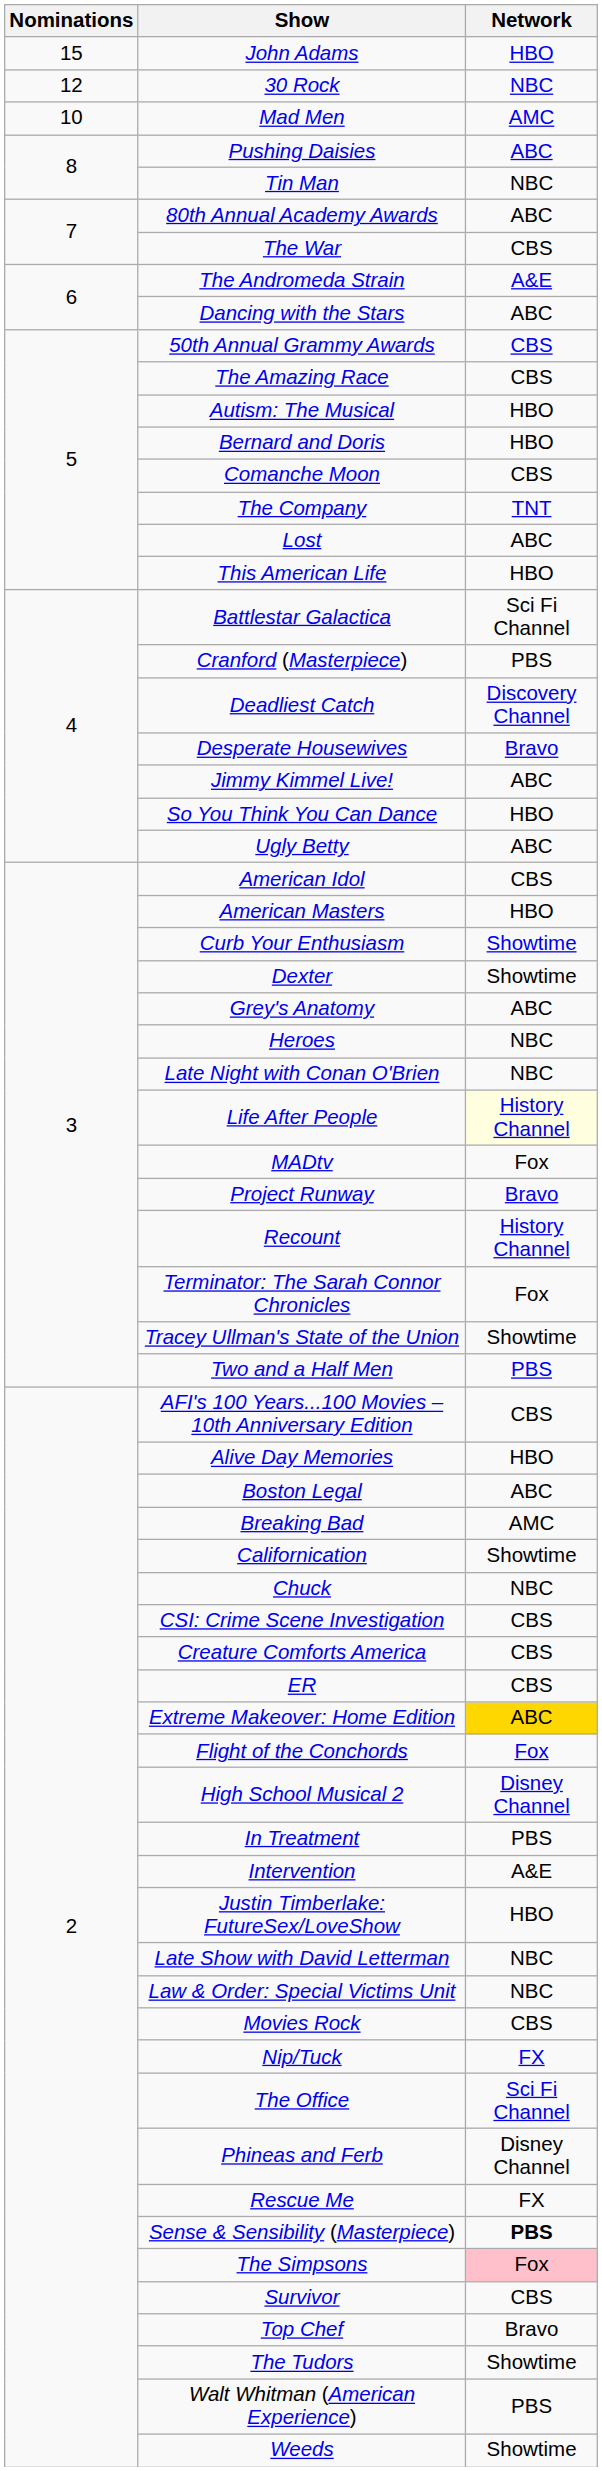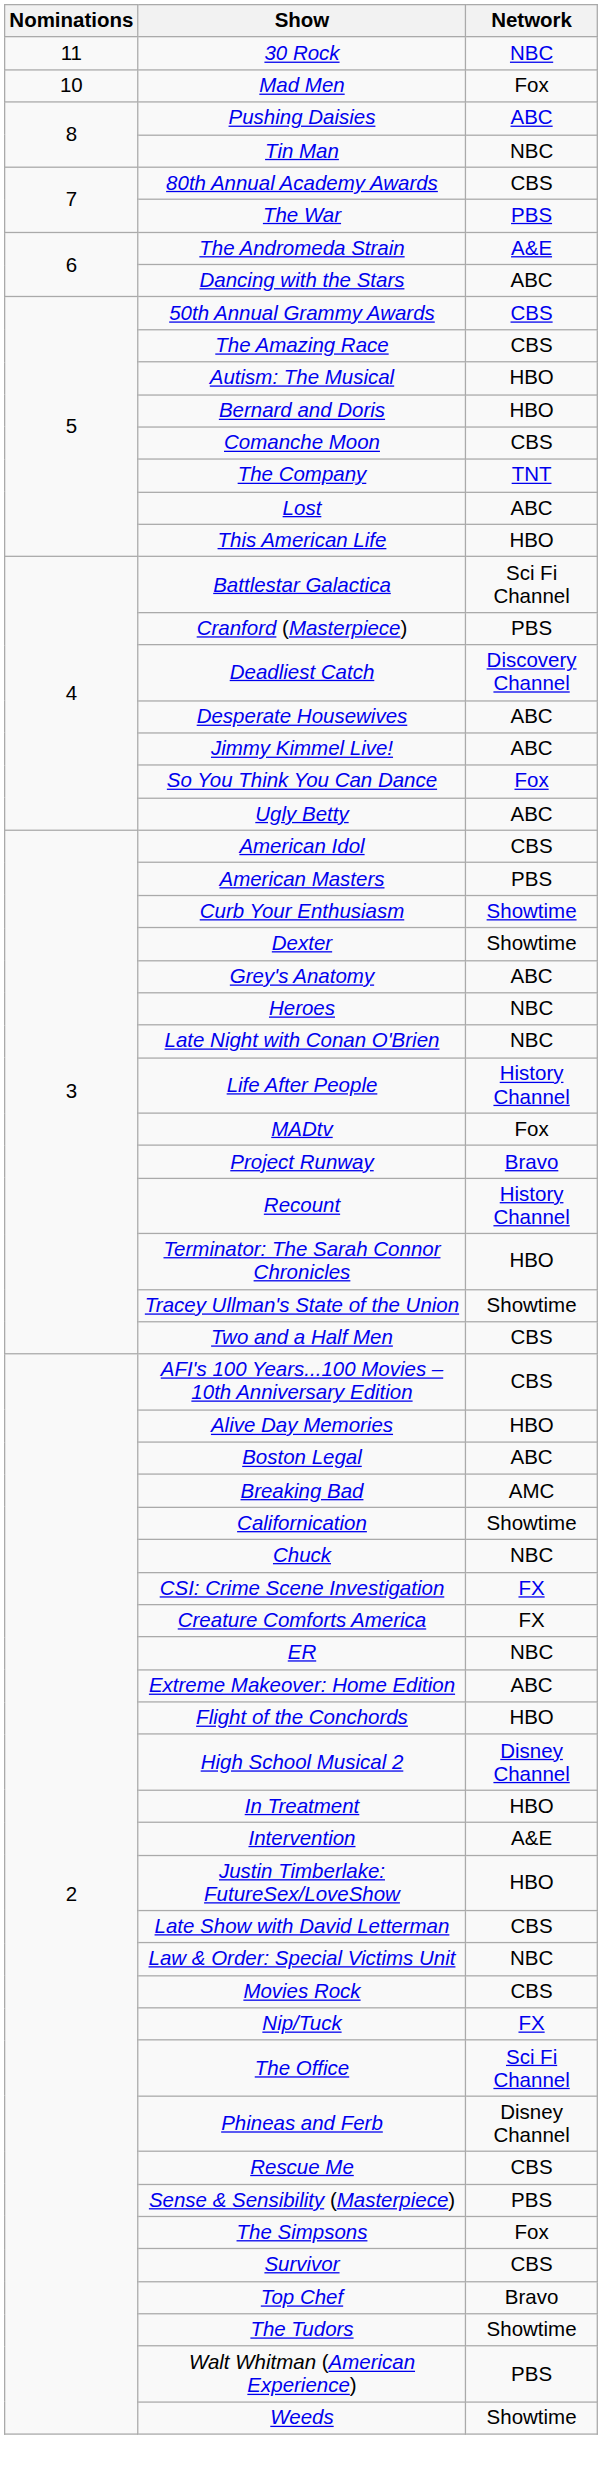- row: (302, 53)
(71, 85) 12 -> (71, 53) 11
(532, 118) AMC -> (532, 85) Fox
(532, 215) ABC -> (532, 183) CBS
(532, 248) CBS -> (532, 215) PBS
(532, 748) Bravo -> (532, 716) ABC
(532, 813) HBO -> (532, 781) Fox
(532, 911) HBO -> (532, 878) PBS
(532, 1117) lightyellow background -> (532, 1085) no background
(532, 1293) Fox -> (532, 1261) HBO
(532, 1370) PBS -> (532, 1337) CBS
(532, 1620) CBS -> (532, 1588) FX
(532, 1653) CBS -> (532, 1620) FX
(532, 1685) CBS -> (532, 1653) NBC
(532, 1718) gold background -> (532, 1685) no background
(532, 1750) Fox -> (532, 1718) HBO
(532, 1838) PBS -> (532, 1806) HBO
(532, 1958) NBC -> (532, 1926) CBS
(532, 2199) FX -> (532, 2167) CBS
(532, 2232) bold -> (532, 2199) normal
(532, 2264) pink background -> (532, 2232) no background
